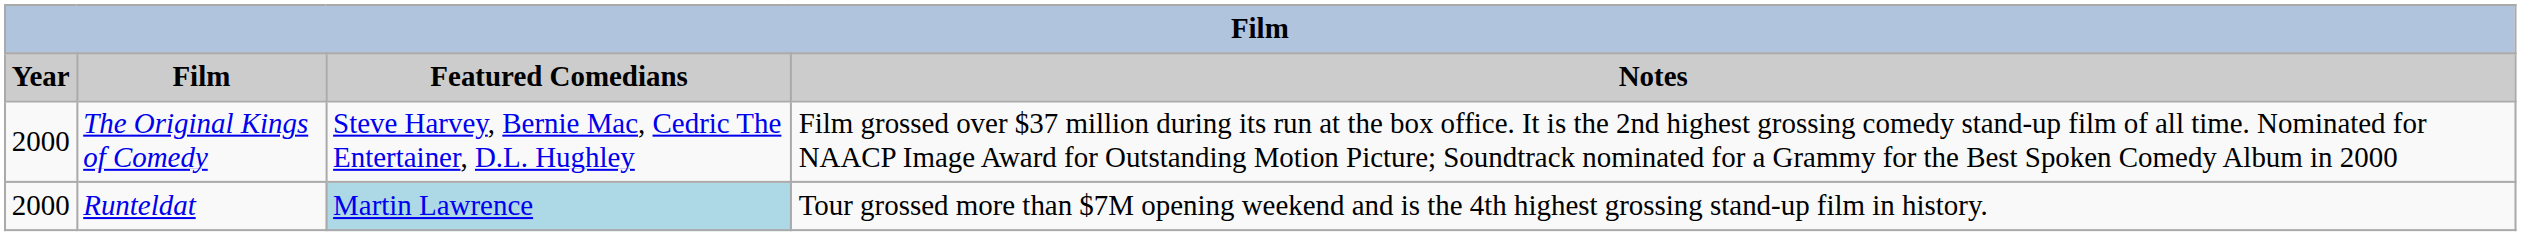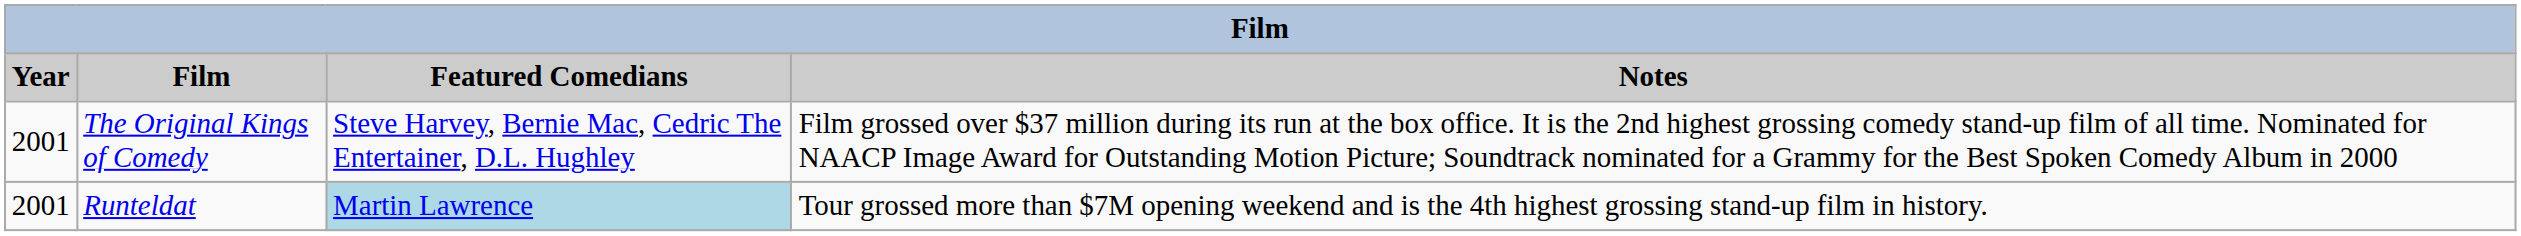(41, 141) 2000 -> (41, 141) 2001
(41, 206) 2000 -> (41, 206) 2001
